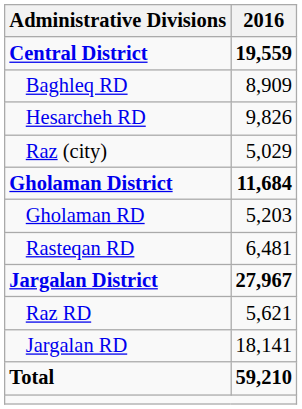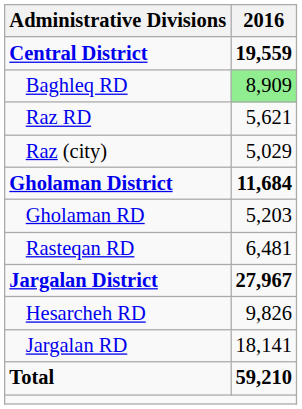(269, 85) no background -> (269, 85) lightgreen background
rows swapped: (58, 313) <-> (86, 118)
